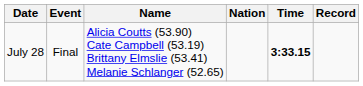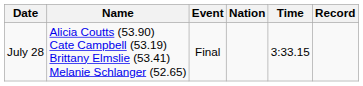columns swapped: (65, 13) <-> (155, 13)
(291, 51) bold -> (290, 51) normal
